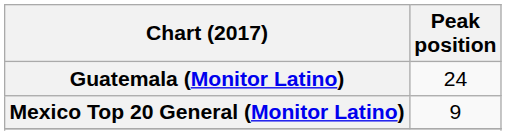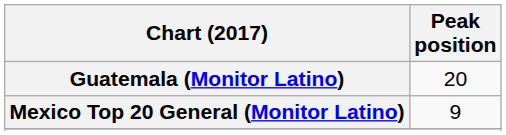(455, 78) 24 -> (455, 78) 20
